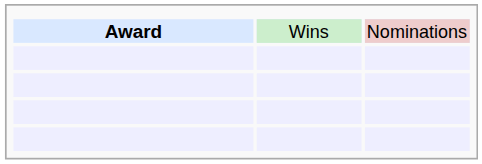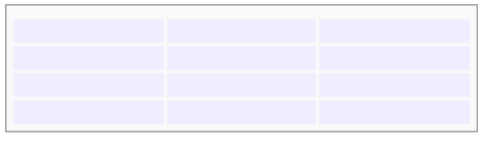- row: (133, 31)
